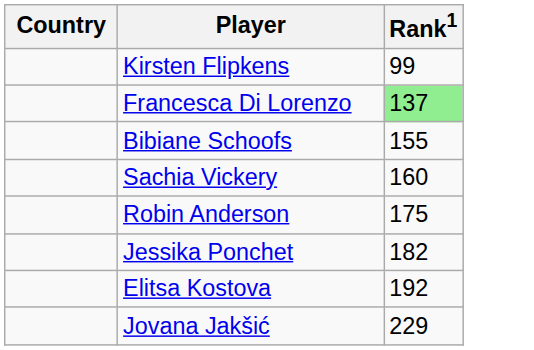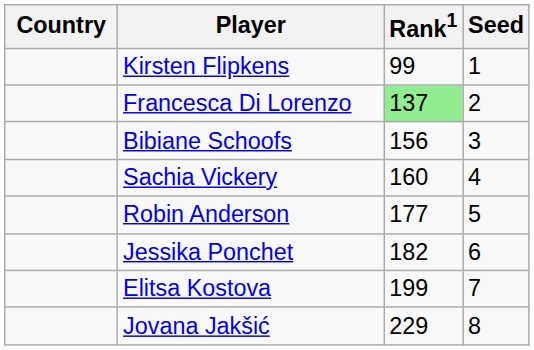+ column: (496, 26)
(409, 140) 155 -> (409, 140) 156
(409, 214) 175 -> (409, 214) 177
(409, 288) 192 -> (409, 288) 199
